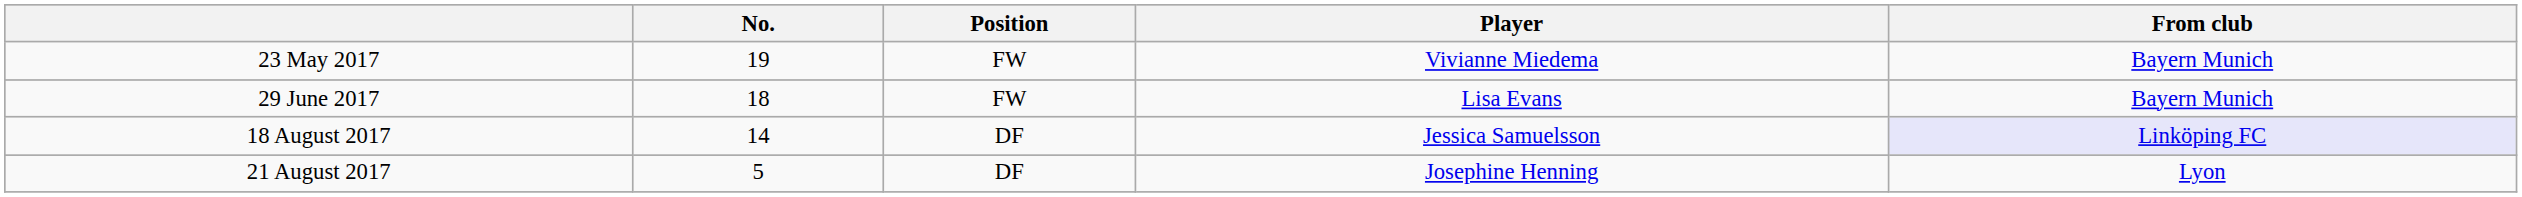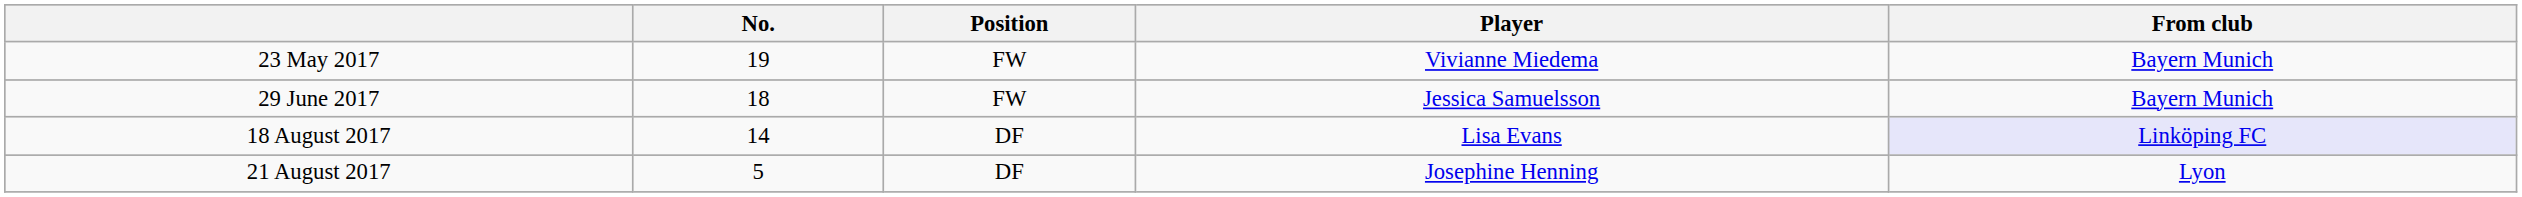(1512, 97) Lisa Evans -> (1512, 97) Jessica Samuelsson
(1512, 135) Jessica Samuelsson -> (1512, 135) Lisa Evans
